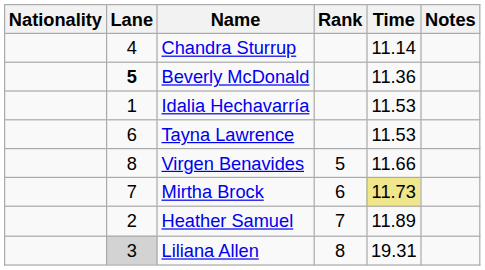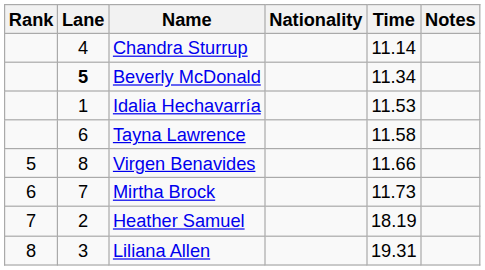columns swapped: (340, 19) <-> (55, 19)
(394, 77) 11.36 -> (394, 77) 11.34
(394, 135) 11.53 -> (394, 135) 11.58
(394, 192) khaki background -> (394, 192) no background
(394, 221) 11.89 -> (394, 221) 18.19
(132, 250) lightgrey background -> (83, 250) no background
